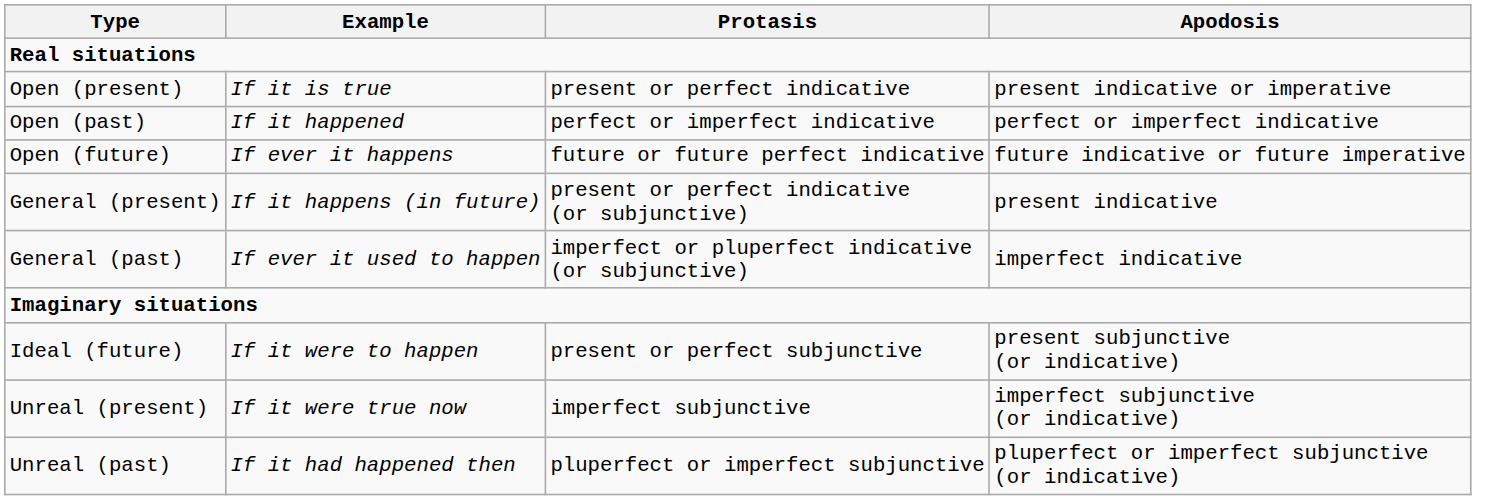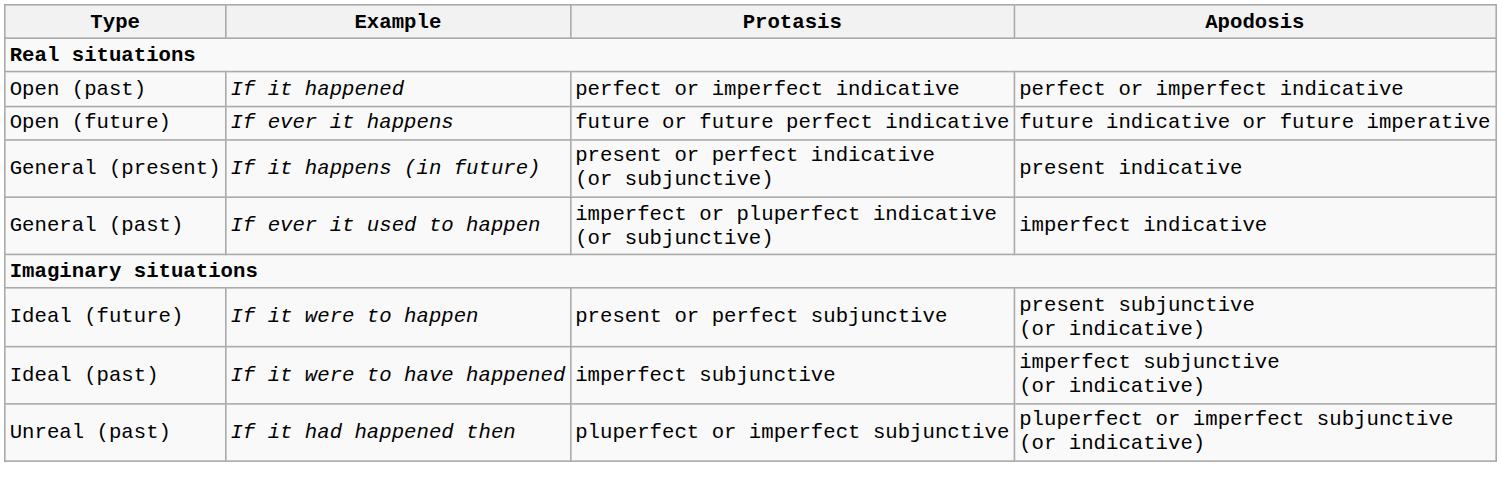- row: (97, 89)
+ row: (84, 375)
- row: (109, 408)
